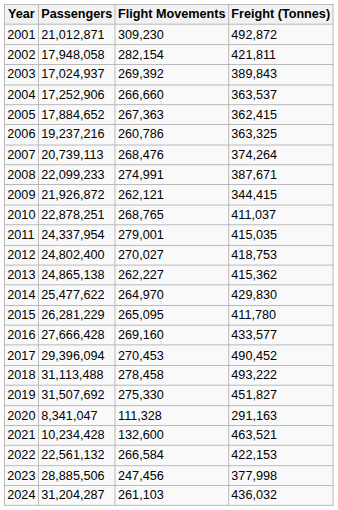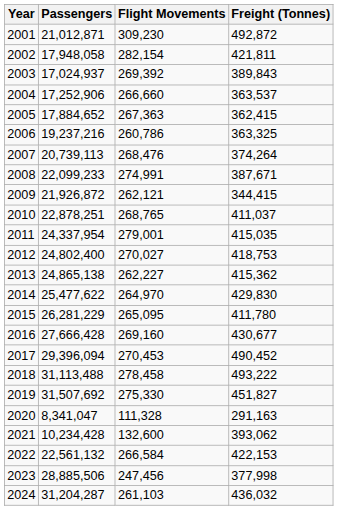(254, 335) 433,577 -> (254, 335) 430,677
(254, 435) 463,521 -> (254, 435) 393,062
